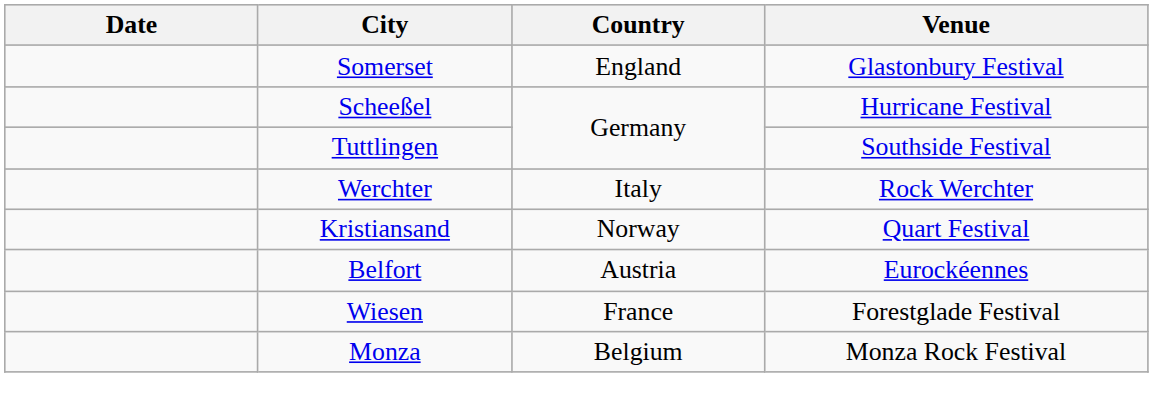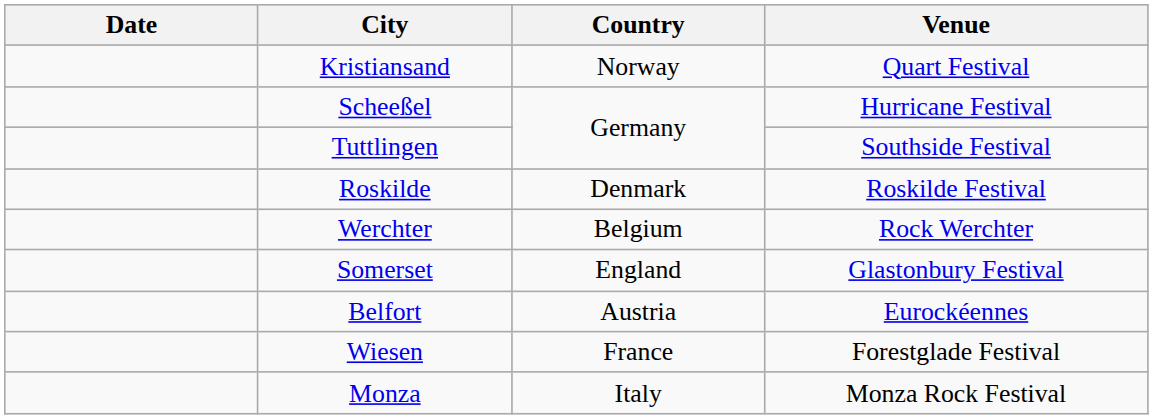rows swapped: (385, 65) <-> (385, 229)
+ row: (385, 188)
(638, 188) Italy -> (638, 229) Belgium
(638, 351) Belgium -> (638, 392) Italy
